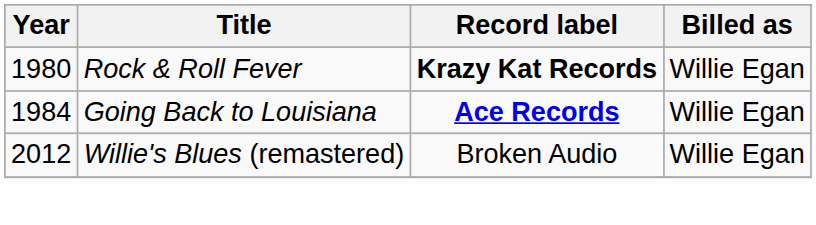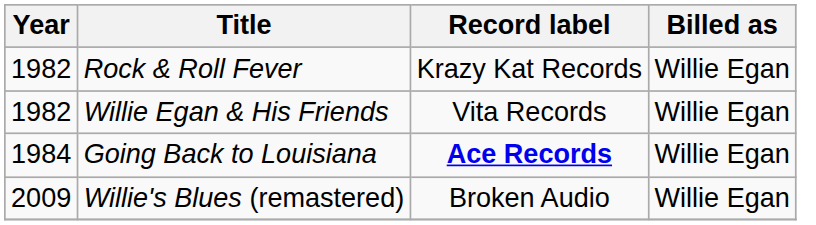(41, 68) 1980 -> (41, 68) 1982
(537, 68) bold -> (529, 68) normal
+ row: (236, 111)
(41, 154) 2012 -> (41, 197) 2009
